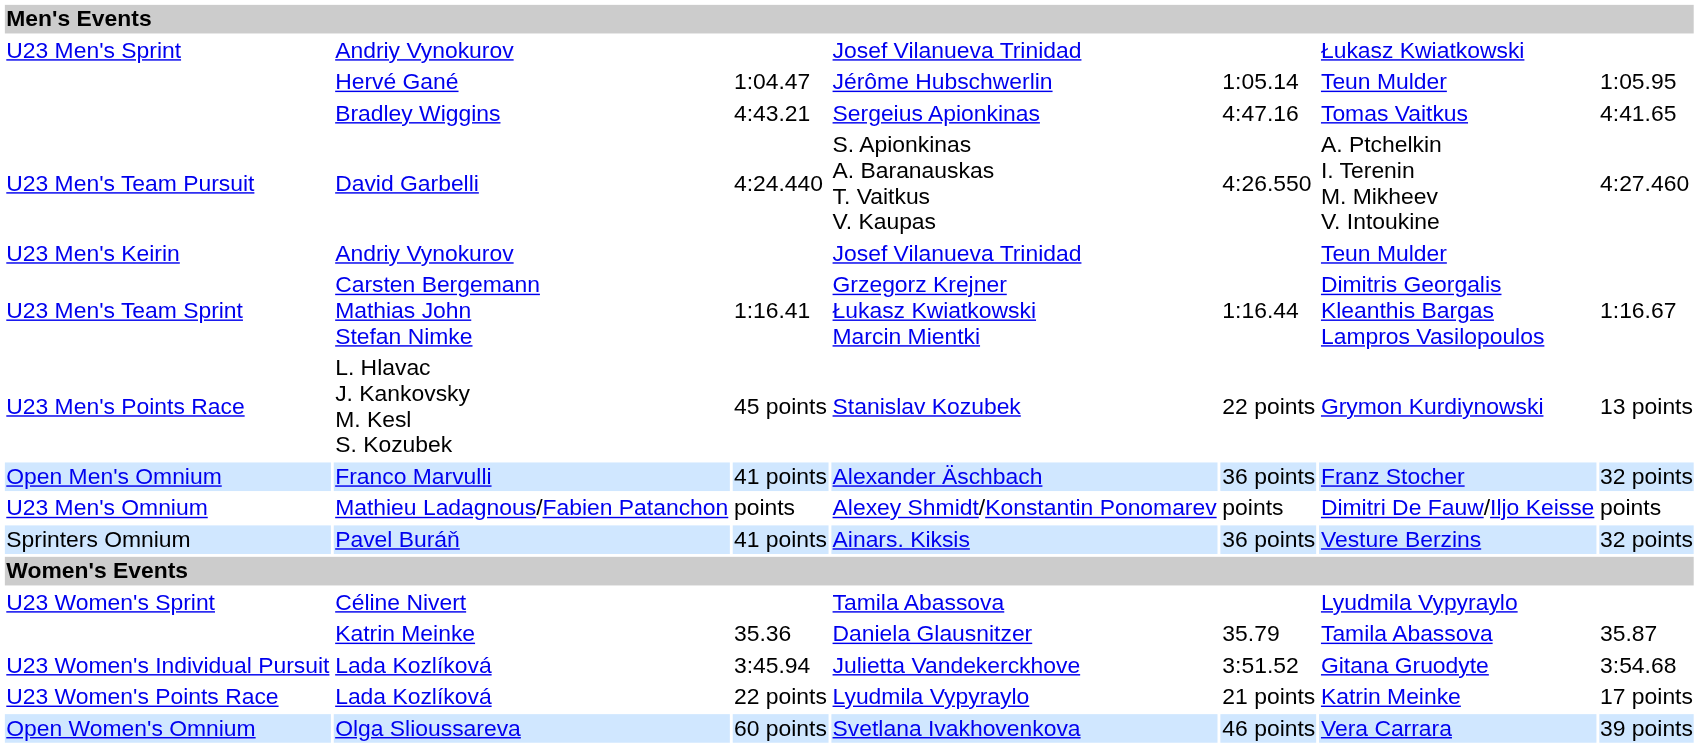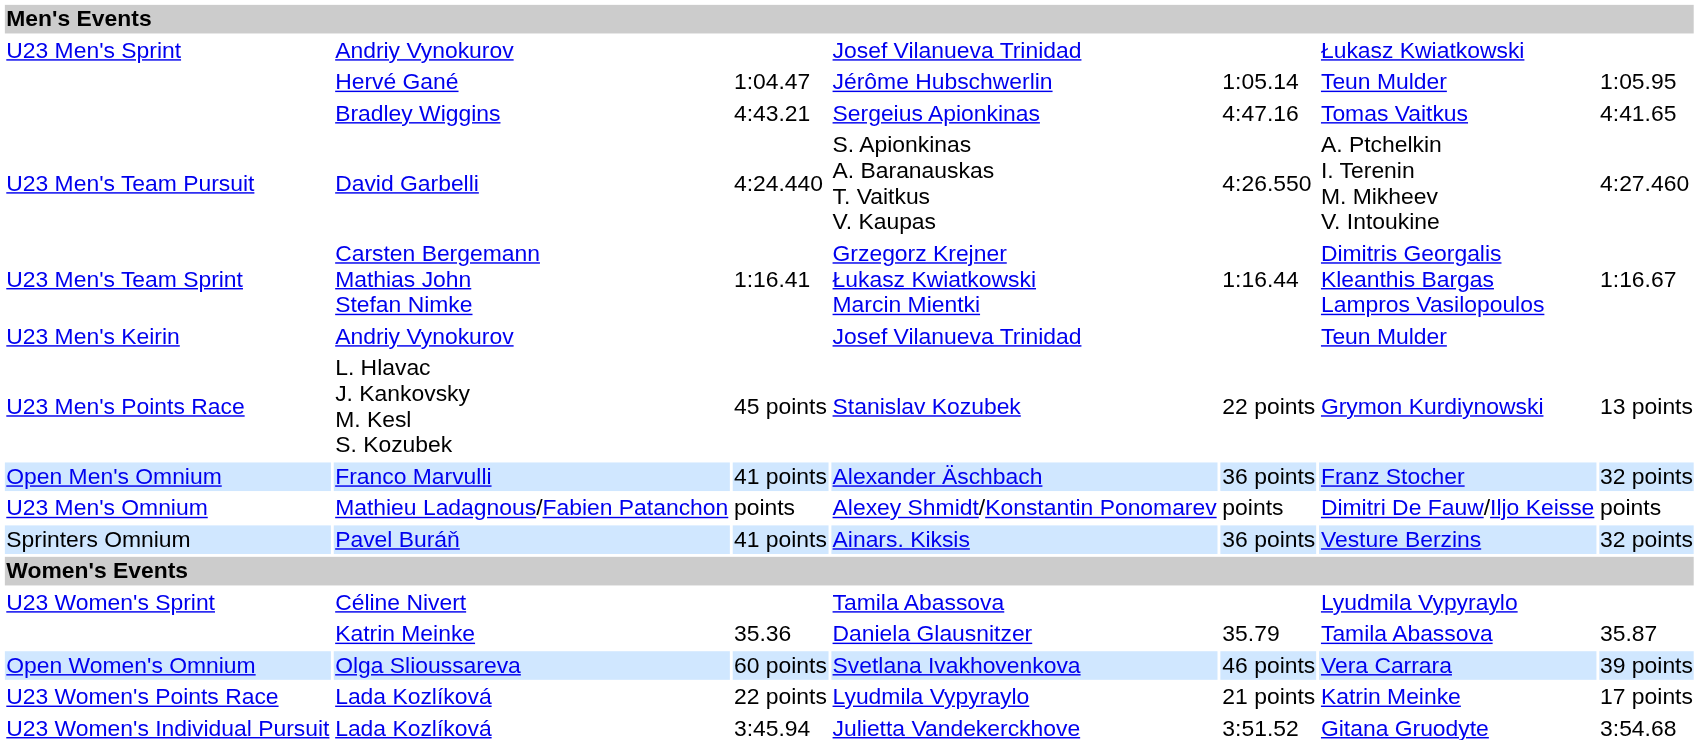rows swapped: (125, 310) <-> (93, 253)
rows swapped: (168, 665) <-> (131, 728)
